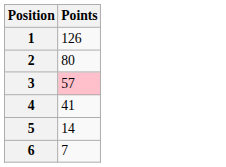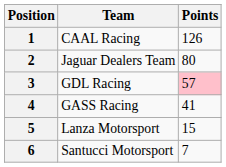+ column: (118, 16)
(68, 128) 14 -> (189, 128) 15
